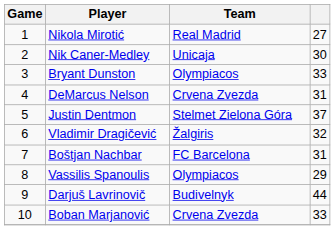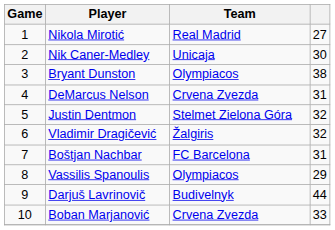(320, 74) 33 -> (320, 74) 38
(320, 114) 37 -> (320, 114) 32
